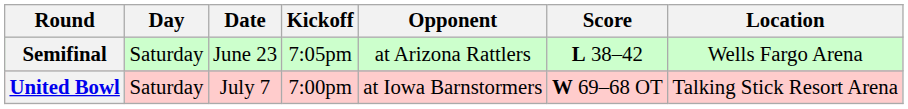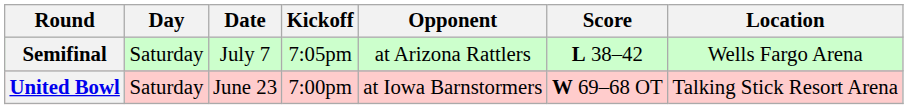(245, 53) June 23 -> (245, 53) July 7
(245, 86) July 7 -> (245, 86) June 23
